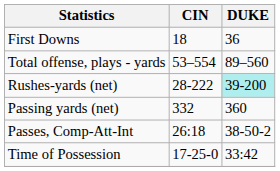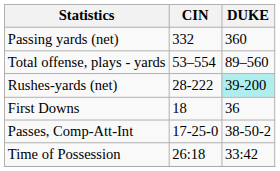rows swapped: (44, 39) <-> (63, 108)
(189, 131) 26:18 -> (195, 131) 17-25-0
(195, 154) 17-25-0 -> (189, 154) 26:18
